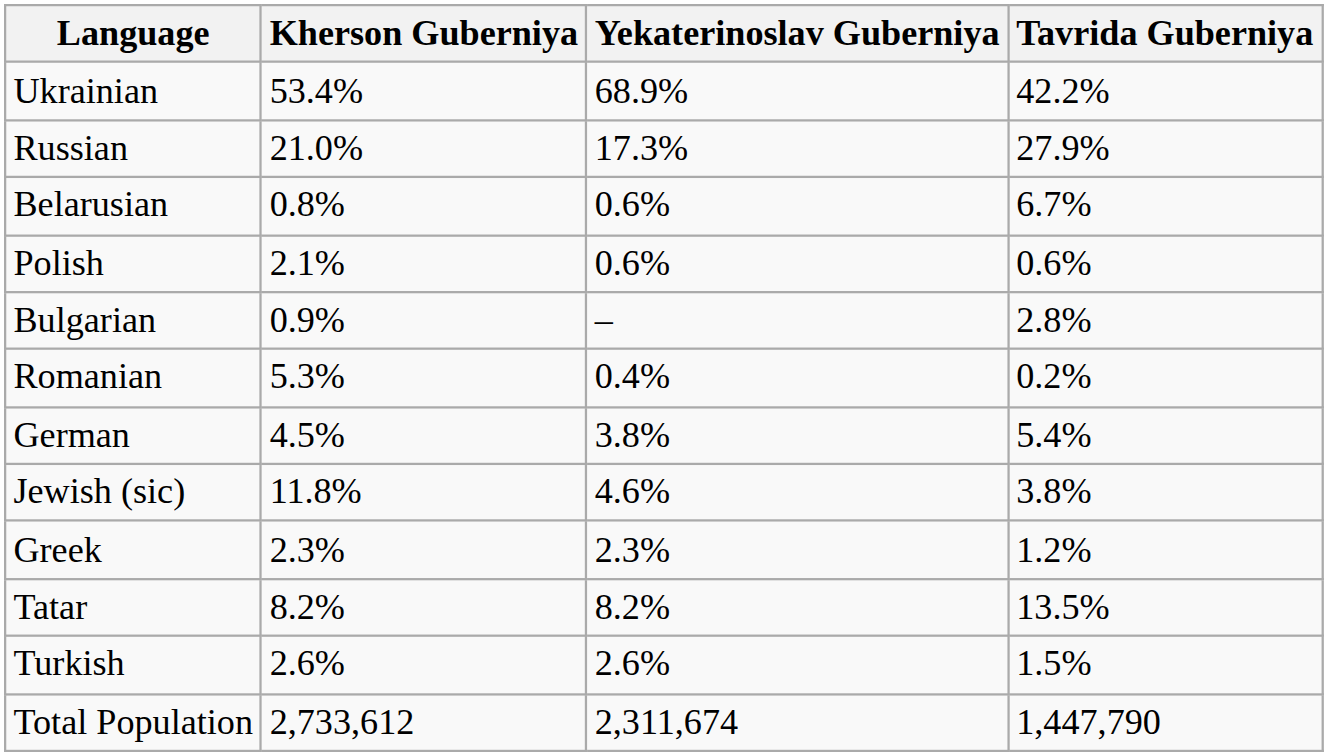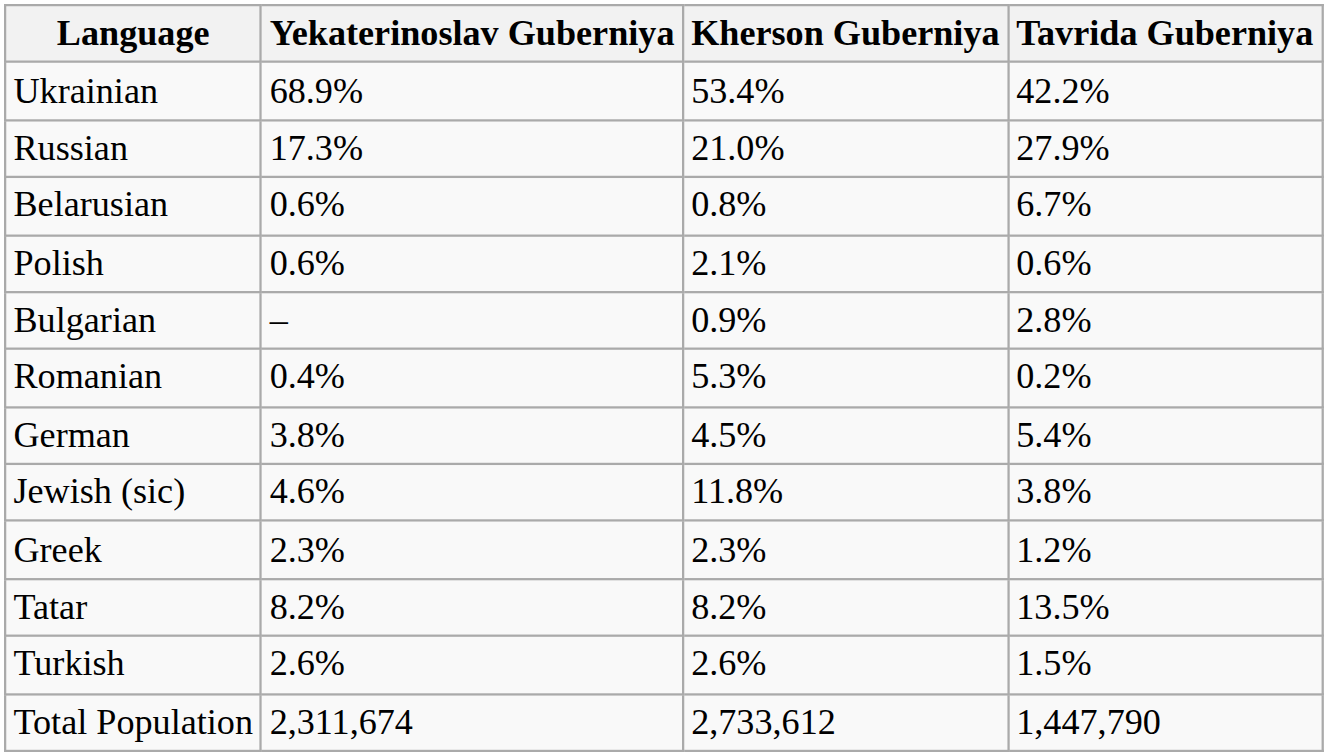columns swapped: (424, 33) <-> (797, 33)
